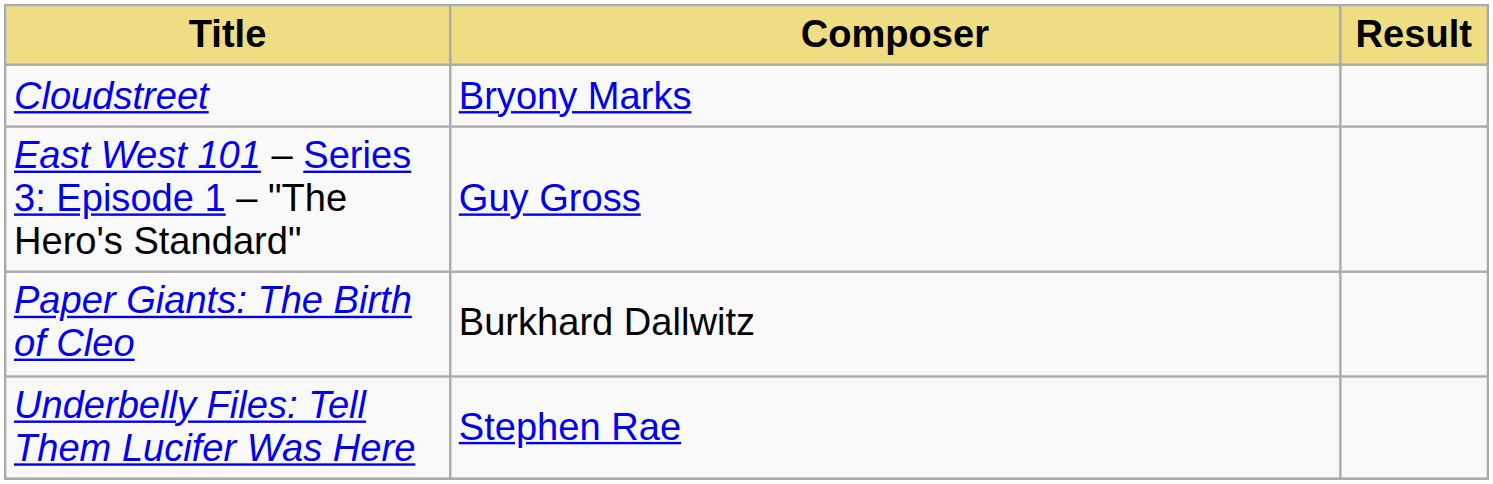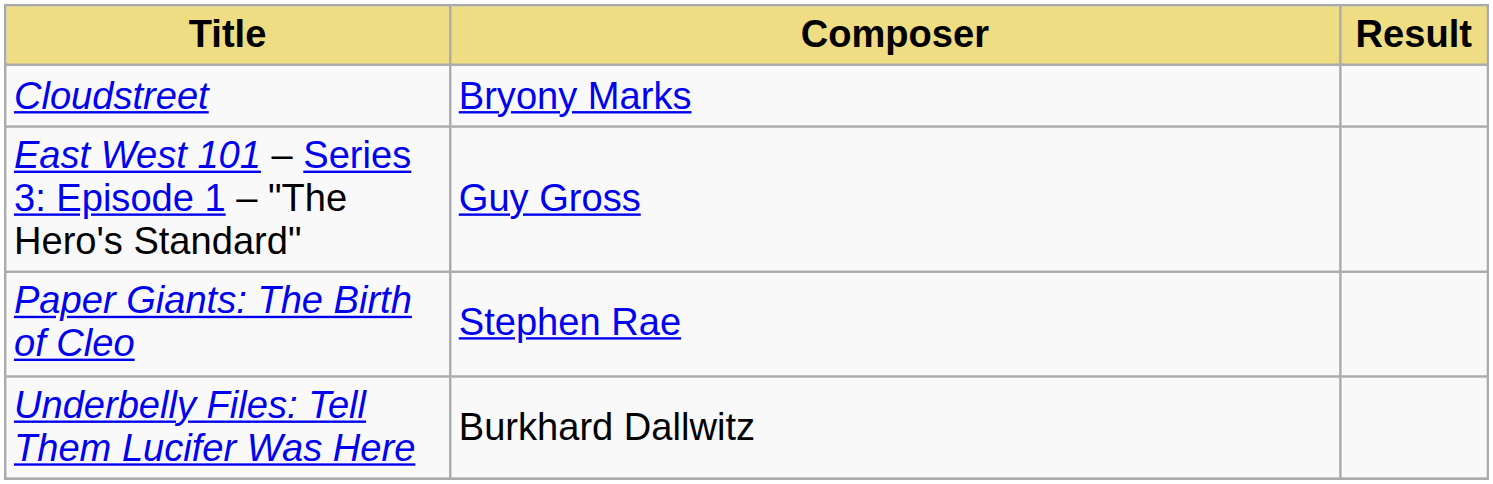(607, 322) Burkhard Dallwitz -> (570, 322) Stephen Rae
(570, 426) Stephen Rae -> (607, 426) Burkhard Dallwitz
